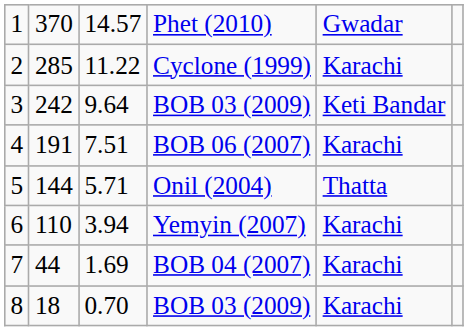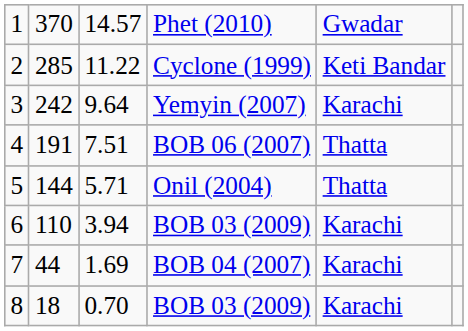(363, 64) Karachi -> (384, 64) Keti Bandar
(232, 104) BOB 03 (2009) -> (229, 104) Yemyin (2007)
(384, 104) Keti Bandar -> (363, 104) Karachi
(363, 144) Karachi -> (355, 144) Thatta
(229, 225) Yemyin (2007) -> (232, 225) BOB 03 (2009)
